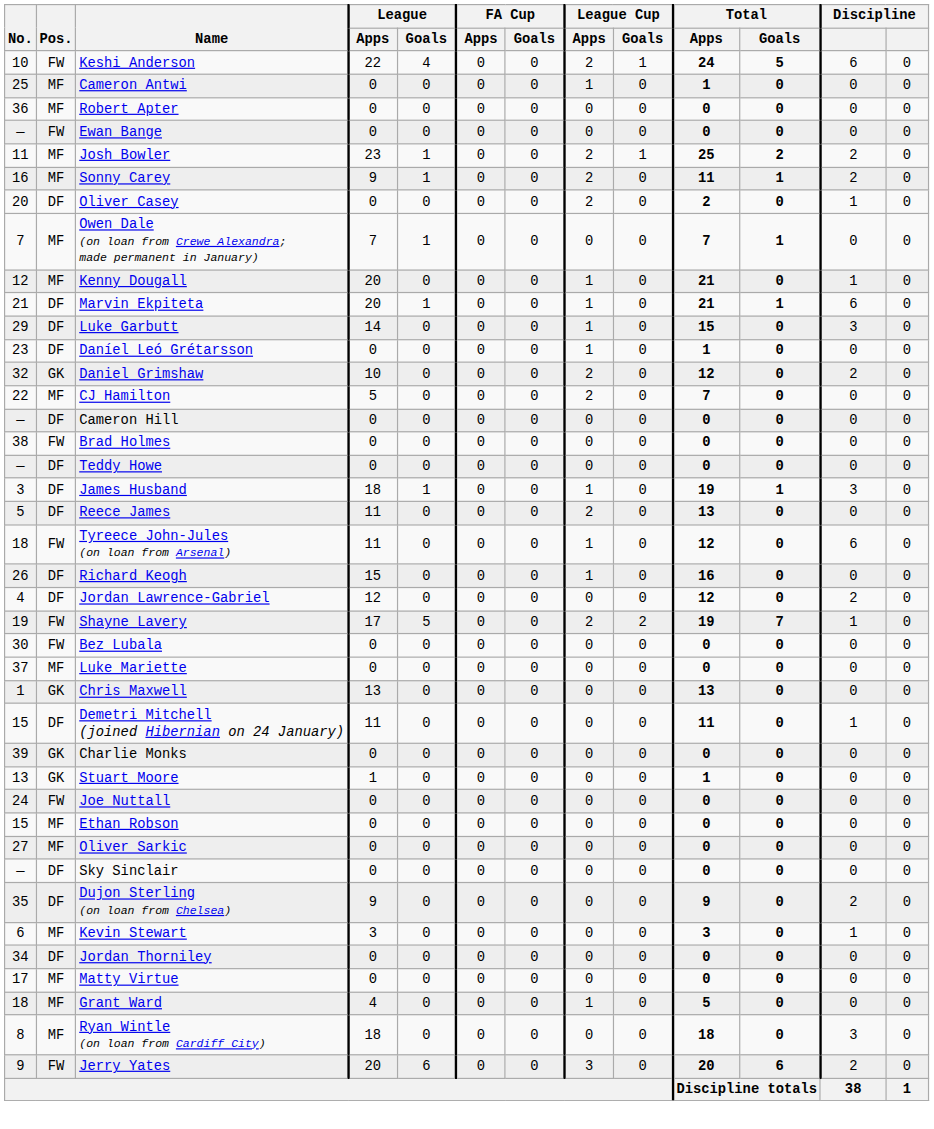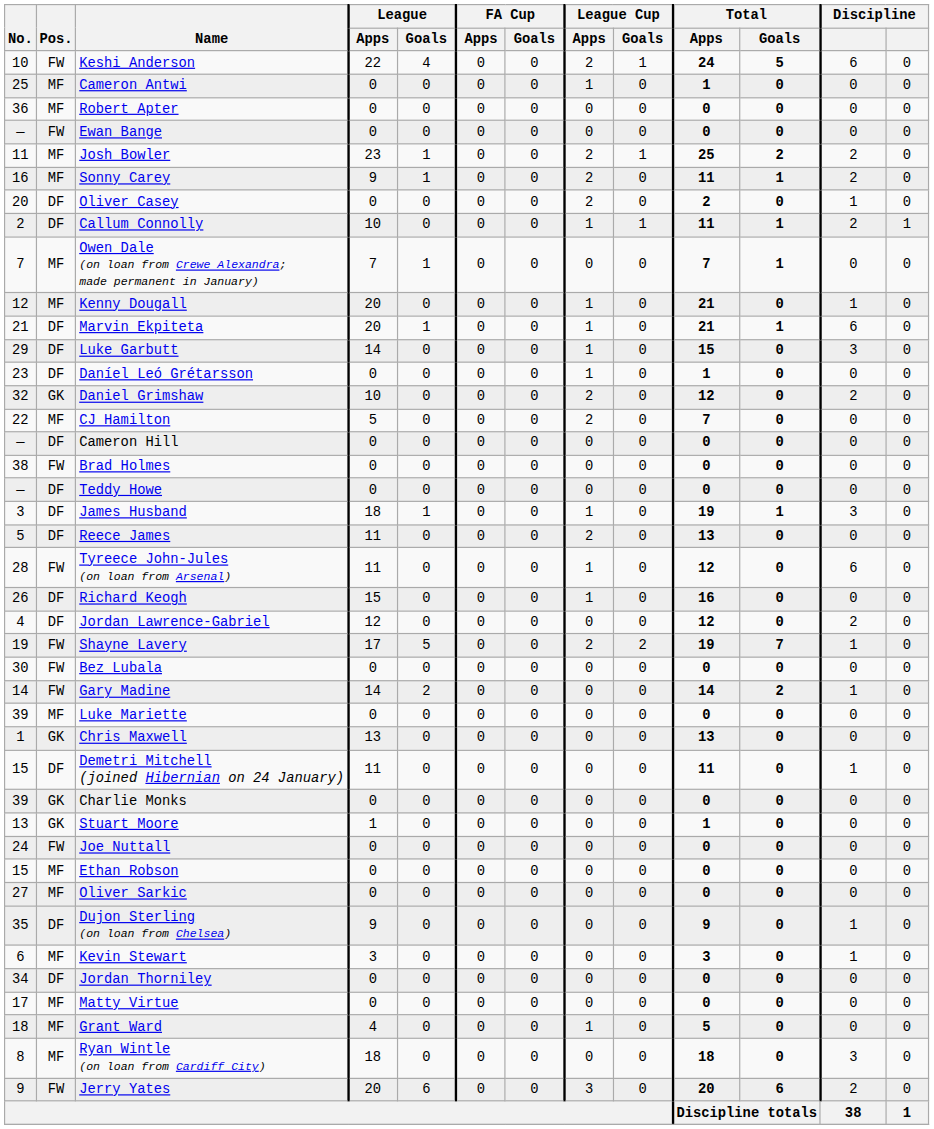+ row: (141, 225)
(20, 544) 18 -> (20, 567) 28
+ row: (125, 692)
(20, 668) 37 -> (20, 715) 39
- row: (129, 871)
(853, 902) 2 -> (853, 925) 1
